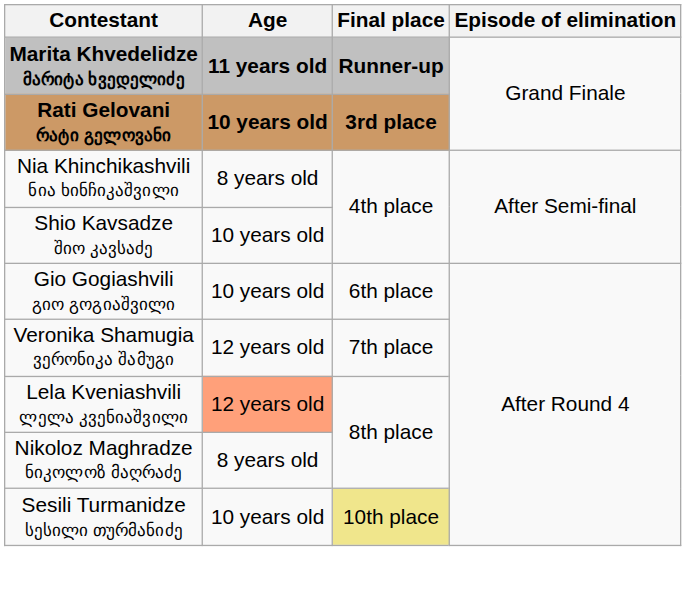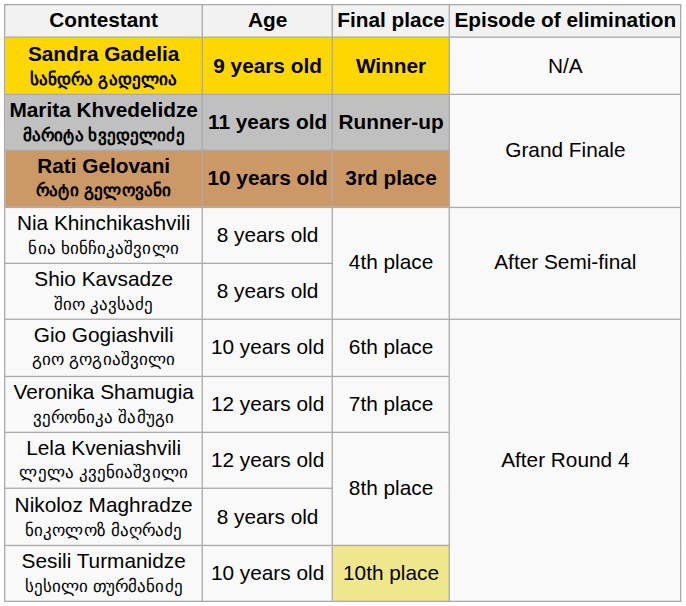+ row: (104, 65)
(268, 234) 10 years old -> (268, 291) 8 years old
(268, 404) lightsalmon background -> (268, 460) no background
